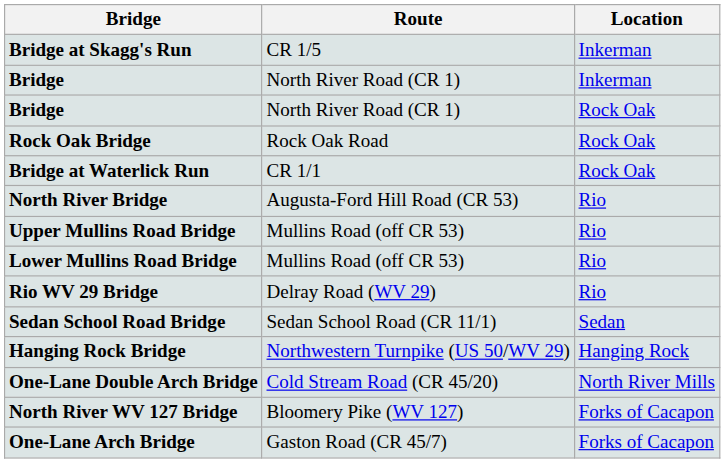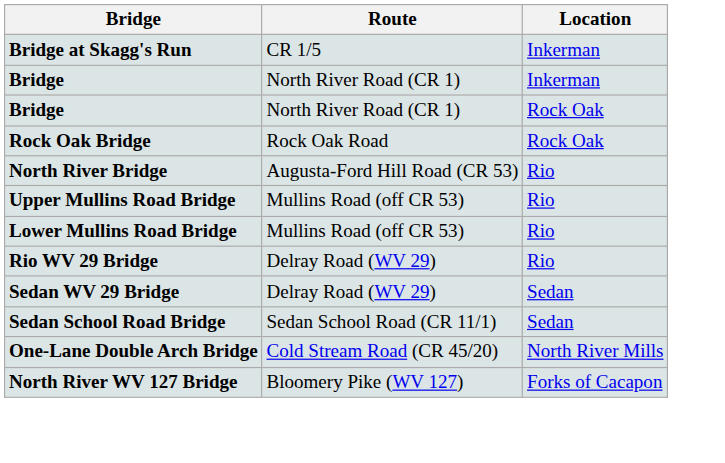- row: (109, 170)
+ row: (94, 291)
- row: (97, 351)
- row: (102, 442)
